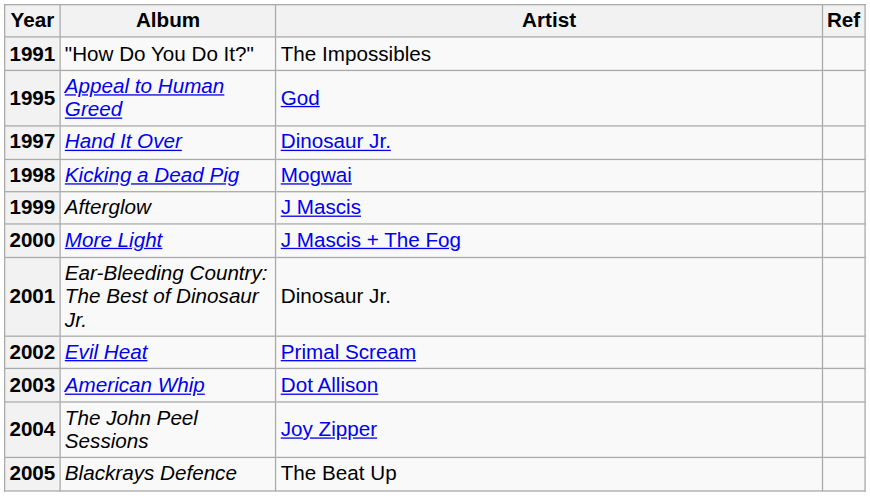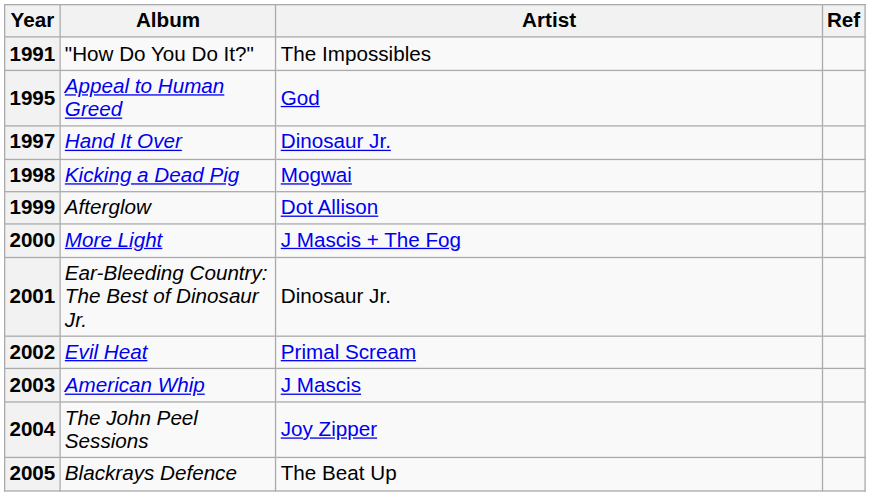(321, 207) J Mascis -> (330, 207) Dot Allison
(330, 385) Dot Allison -> (321, 385) J Mascis
